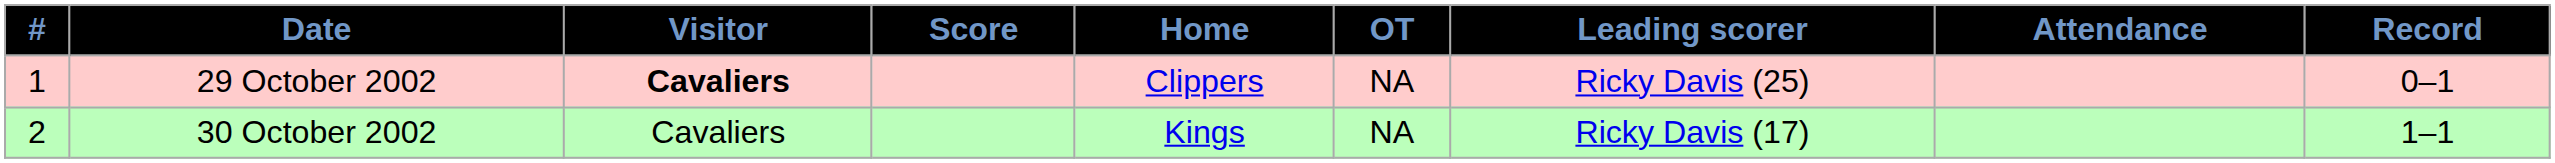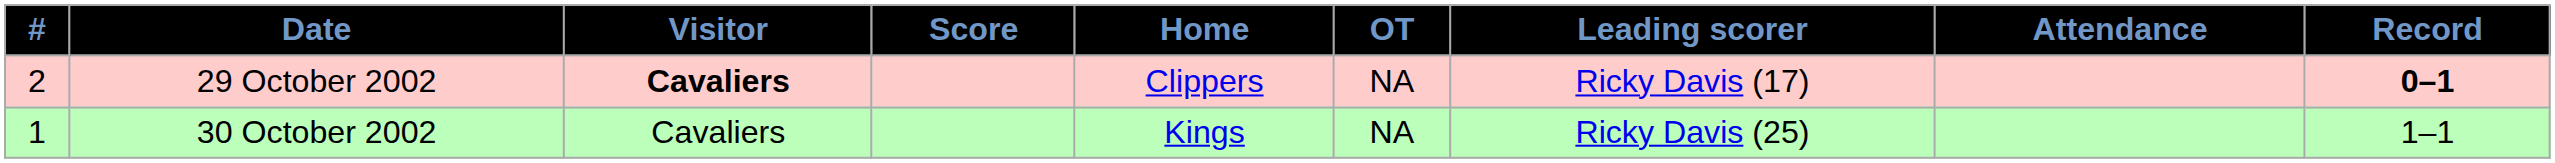(37, 81) 1 -> (37, 81) 2
(1692, 81) Ricky Davis (25) -> (1692, 81) Ricky Davis (17)
(2428, 81) normal -> (2428, 81) bold
(37, 132) 2 -> (37, 132) 1
(1692, 132) Ricky Davis (17) -> (1692, 132) Ricky Davis (25)
